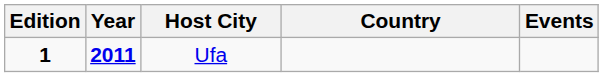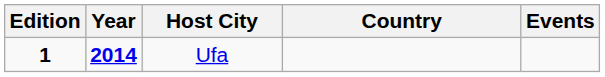(113, 54) 2011 -> (113, 54) 2014
